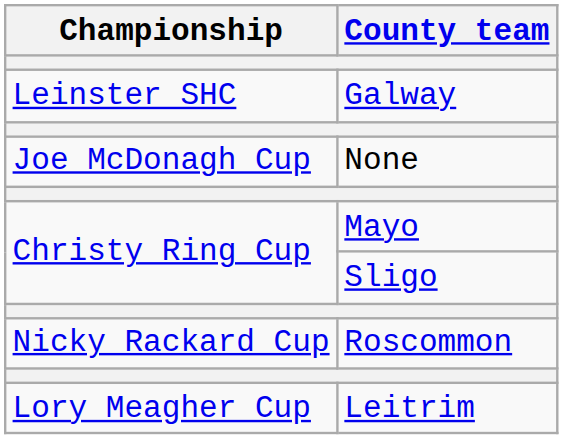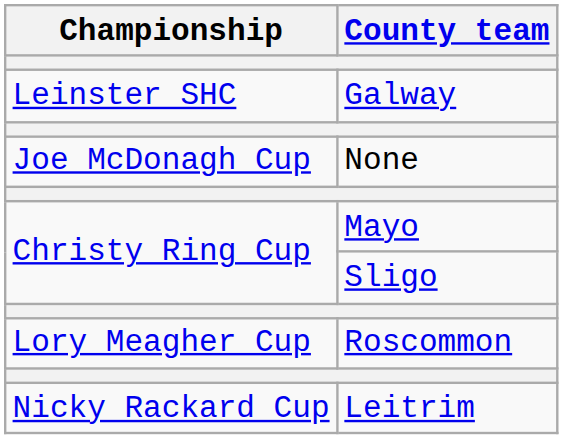(171, 343) Nicky Rackard Cup -> (162, 343) Lory Meagher Cup
(162, 408) Lory Meagher Cup -> (171, 408) Nicky Rackard Cup
